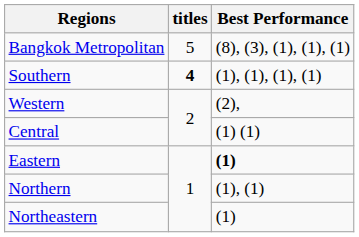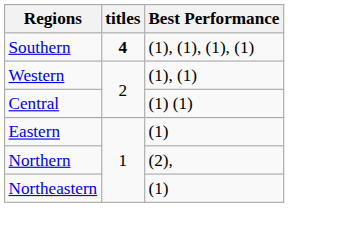- row: (86, 47)
(228, 103) (2), -> (173, 75) (1), (1)
(226, 160) bold -> (158, 132) normal
(240, 188) (1), (1) -> (161, 160) (2),
